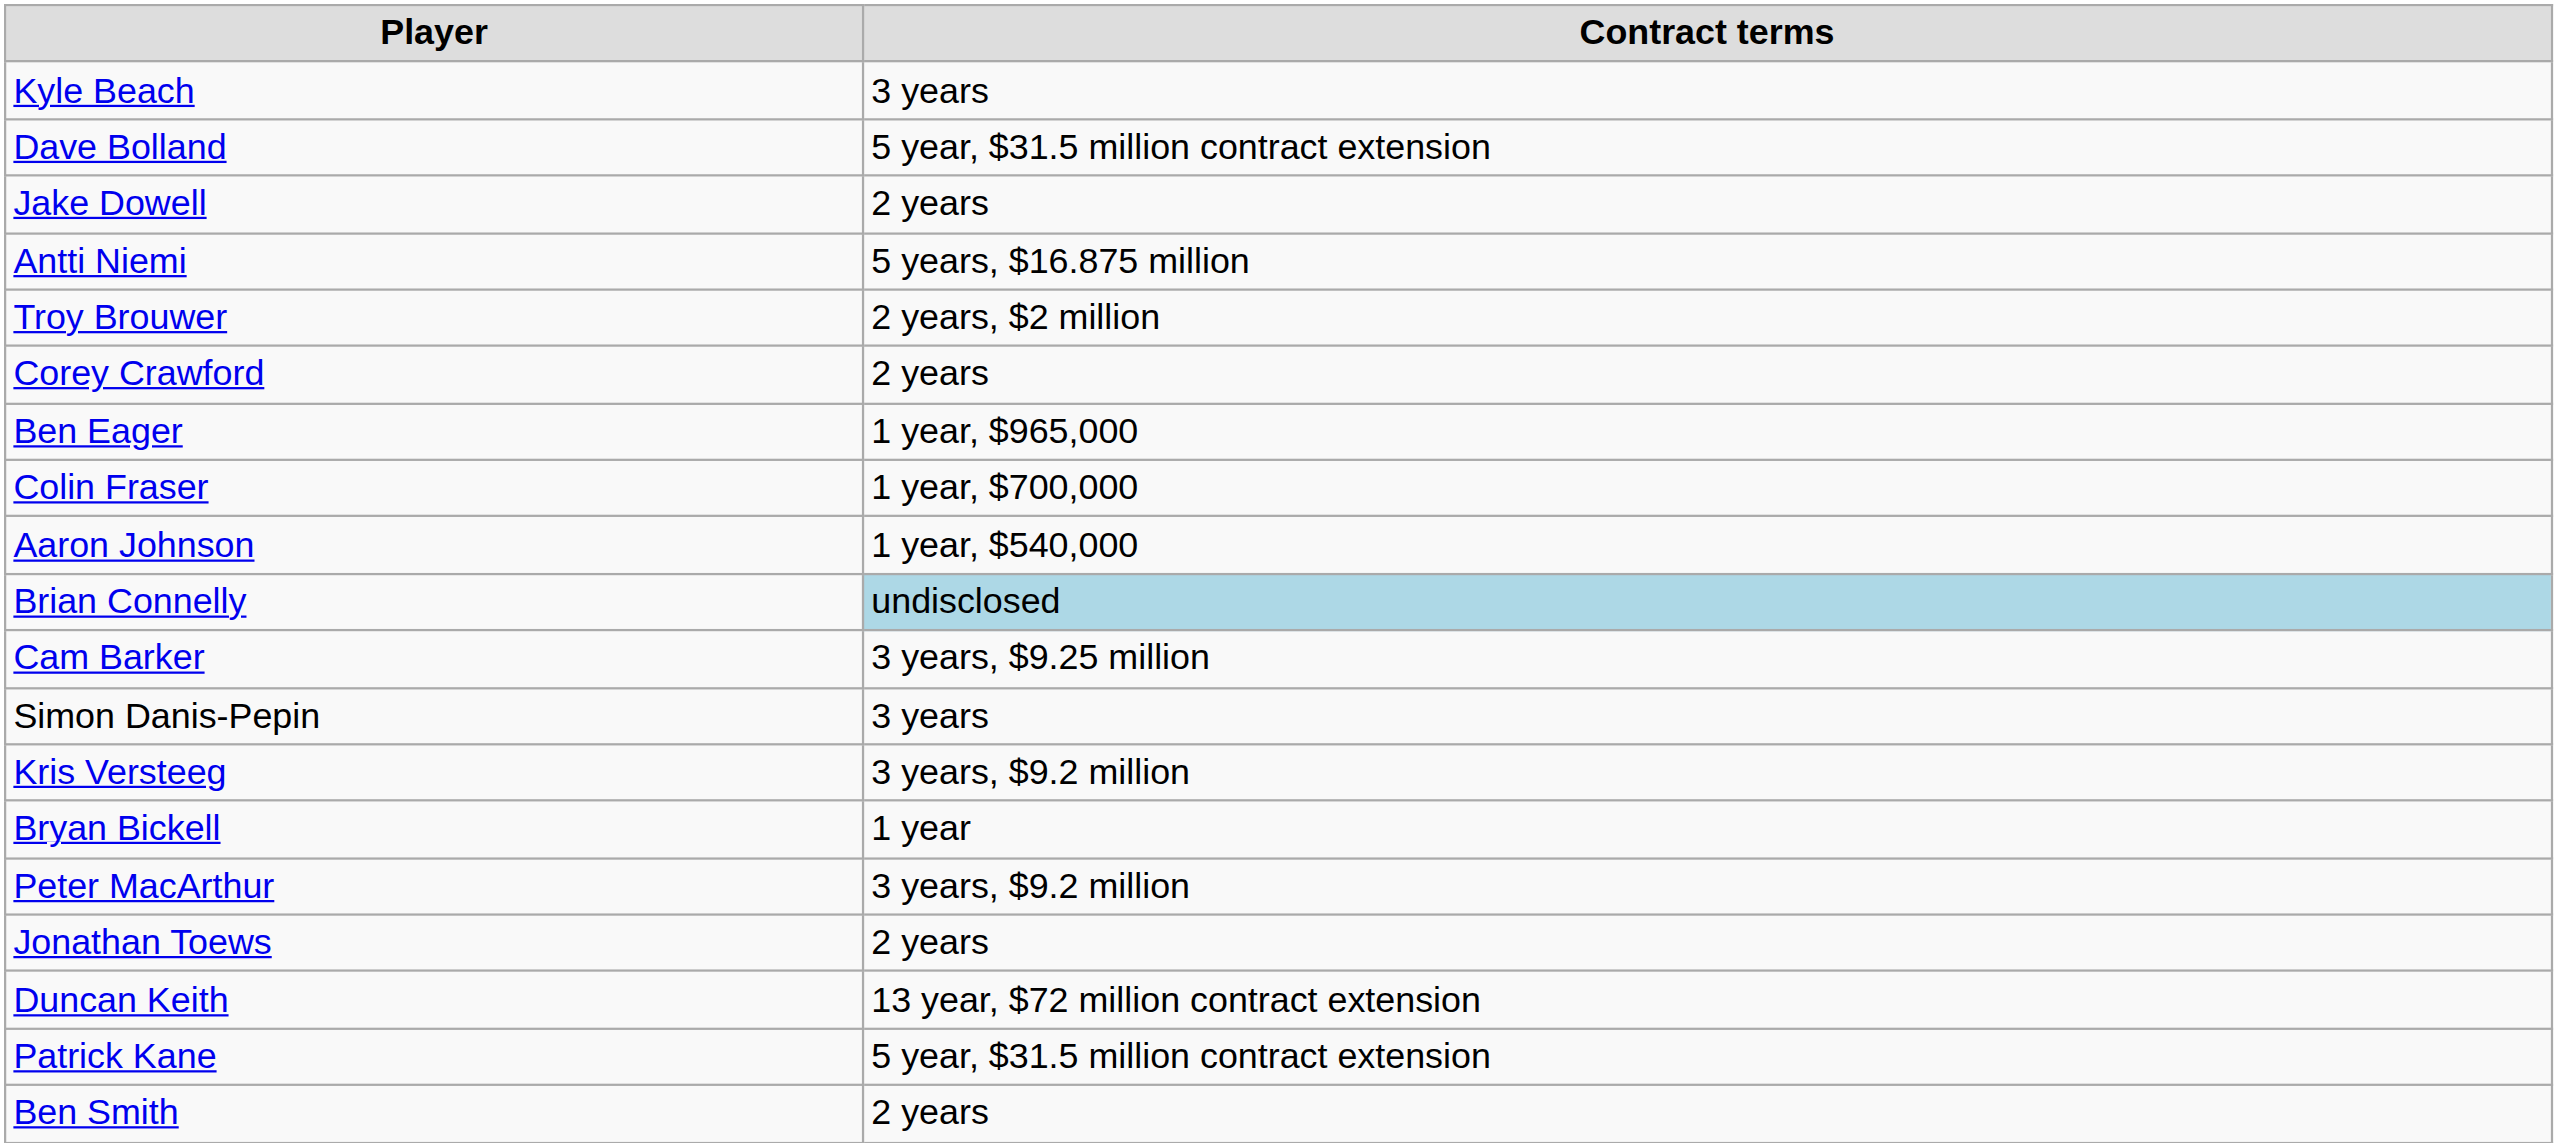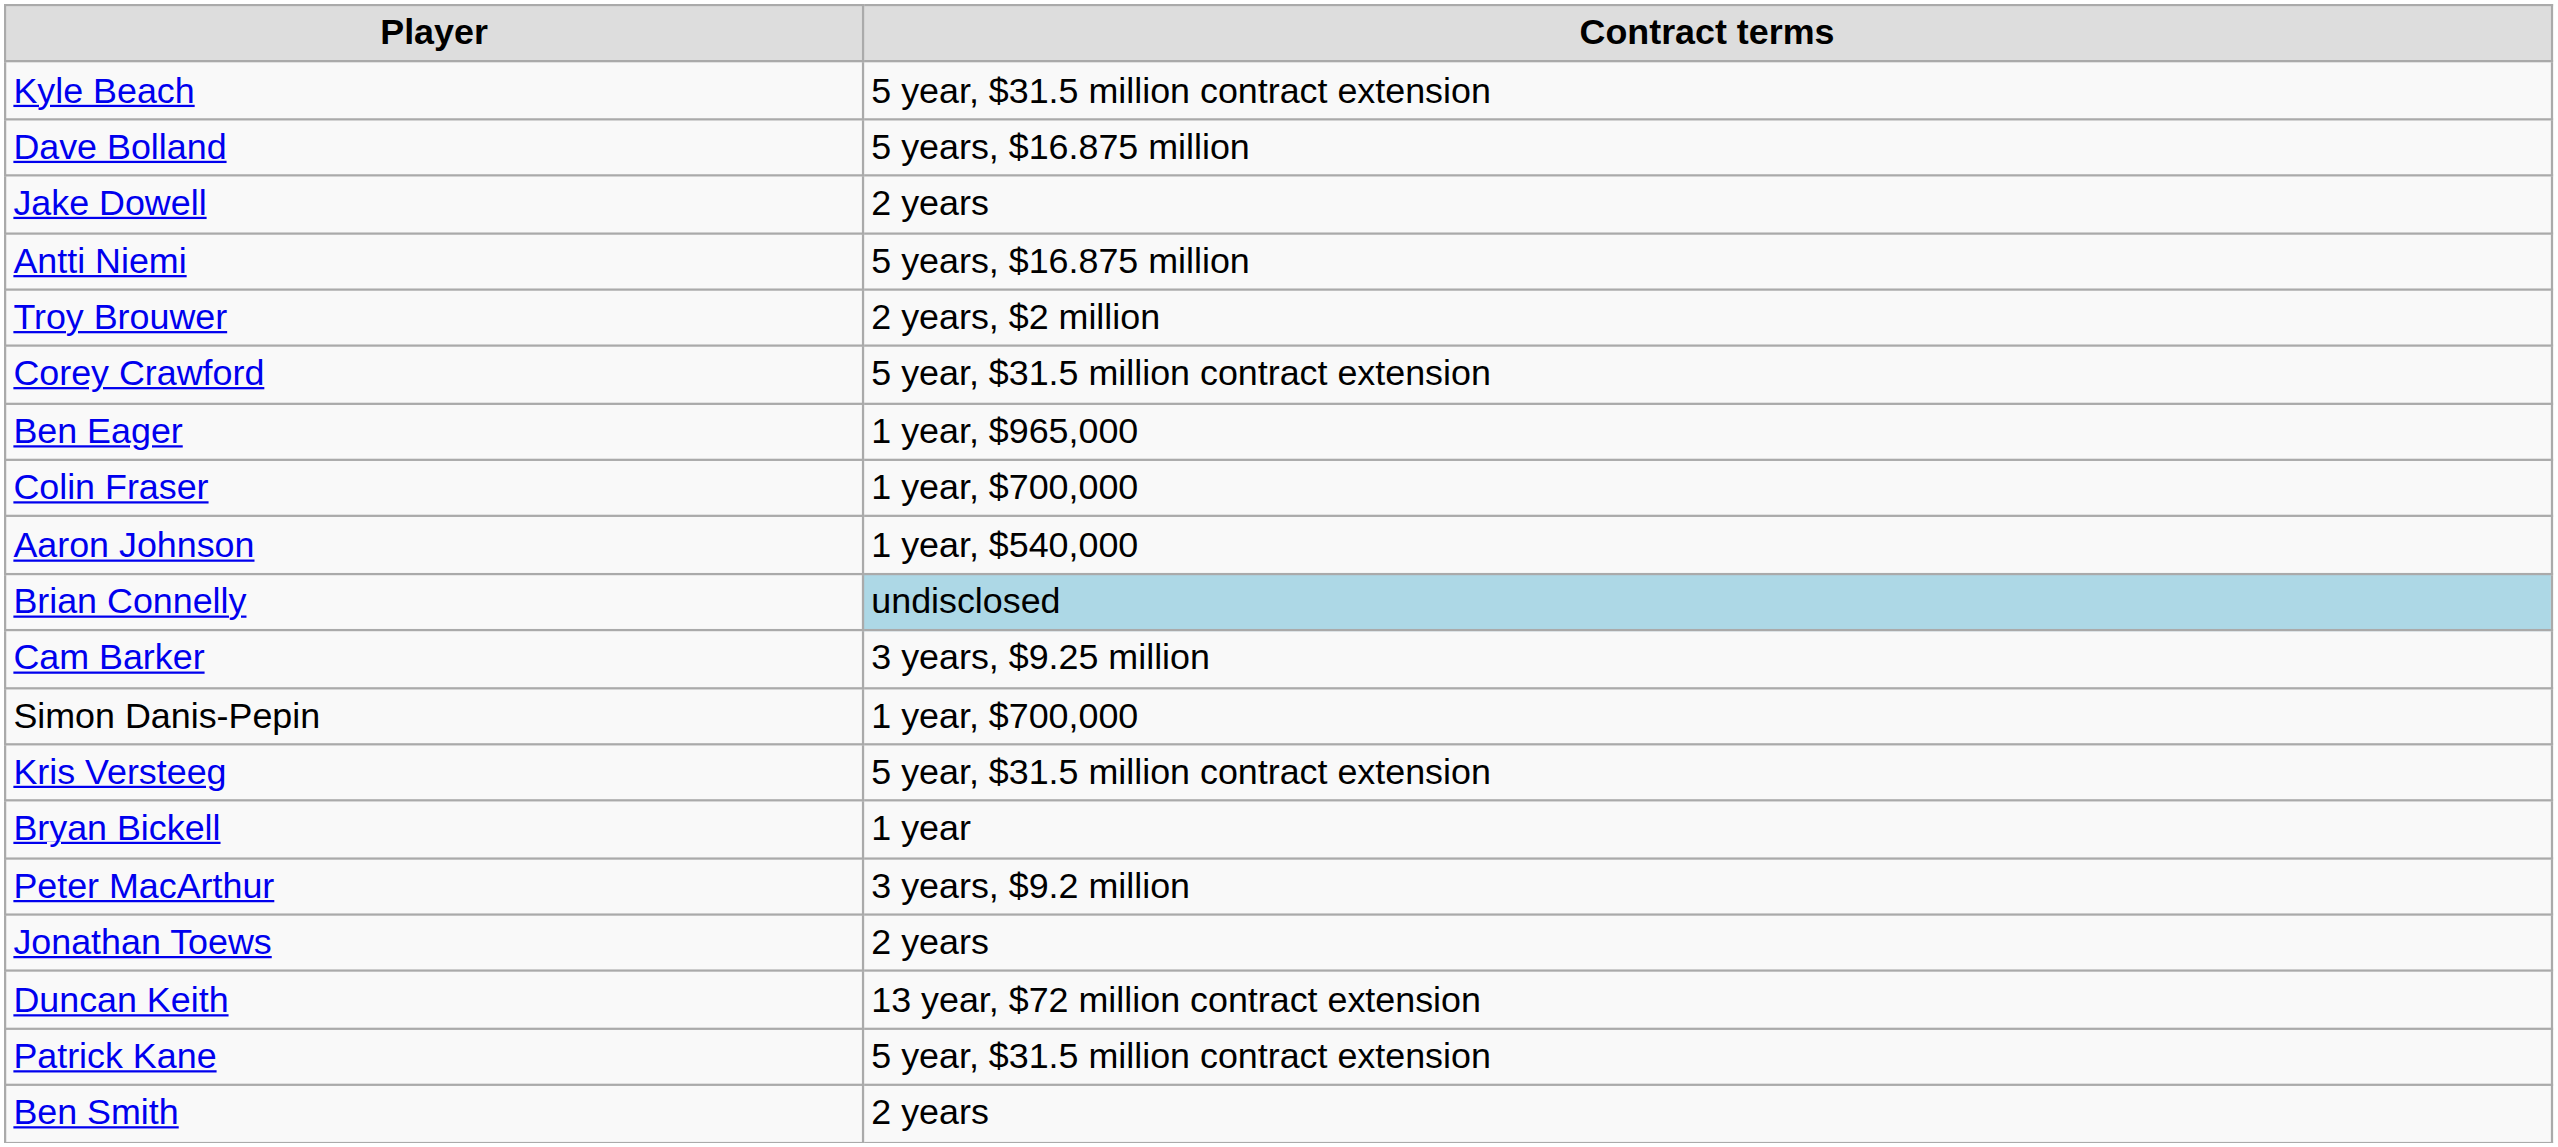(930, 89) 3 years -> (1181, 89) 5 year, $31.5 million contract extension
(1181, 146) 5 year, $31.5 million contract extension -> (1061, 146) 5 years, $16.875 million
(930, 373) 2 years -> (1181, 373) 5 year, $31.5 million contract extension
(930, 714) 3 years -> (1005, 714) 1 year, $700,000
(1031, 771) 3 years, $9.2 million -> (1181, 771) 5 year, $31.5 million contract extension
